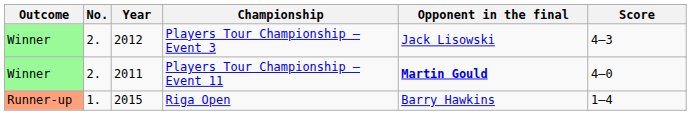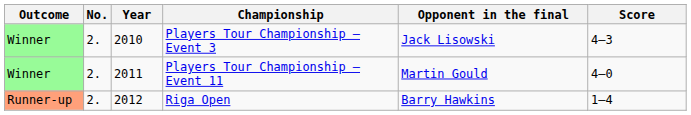(128, 41) 2012 -> (128, 41) 2010
(444, 74) bold -> (444, 74) normal
(94, 100) 1. -> (94, 100) 2.
(128, 100) 2015 -> (128, 100) 2012
